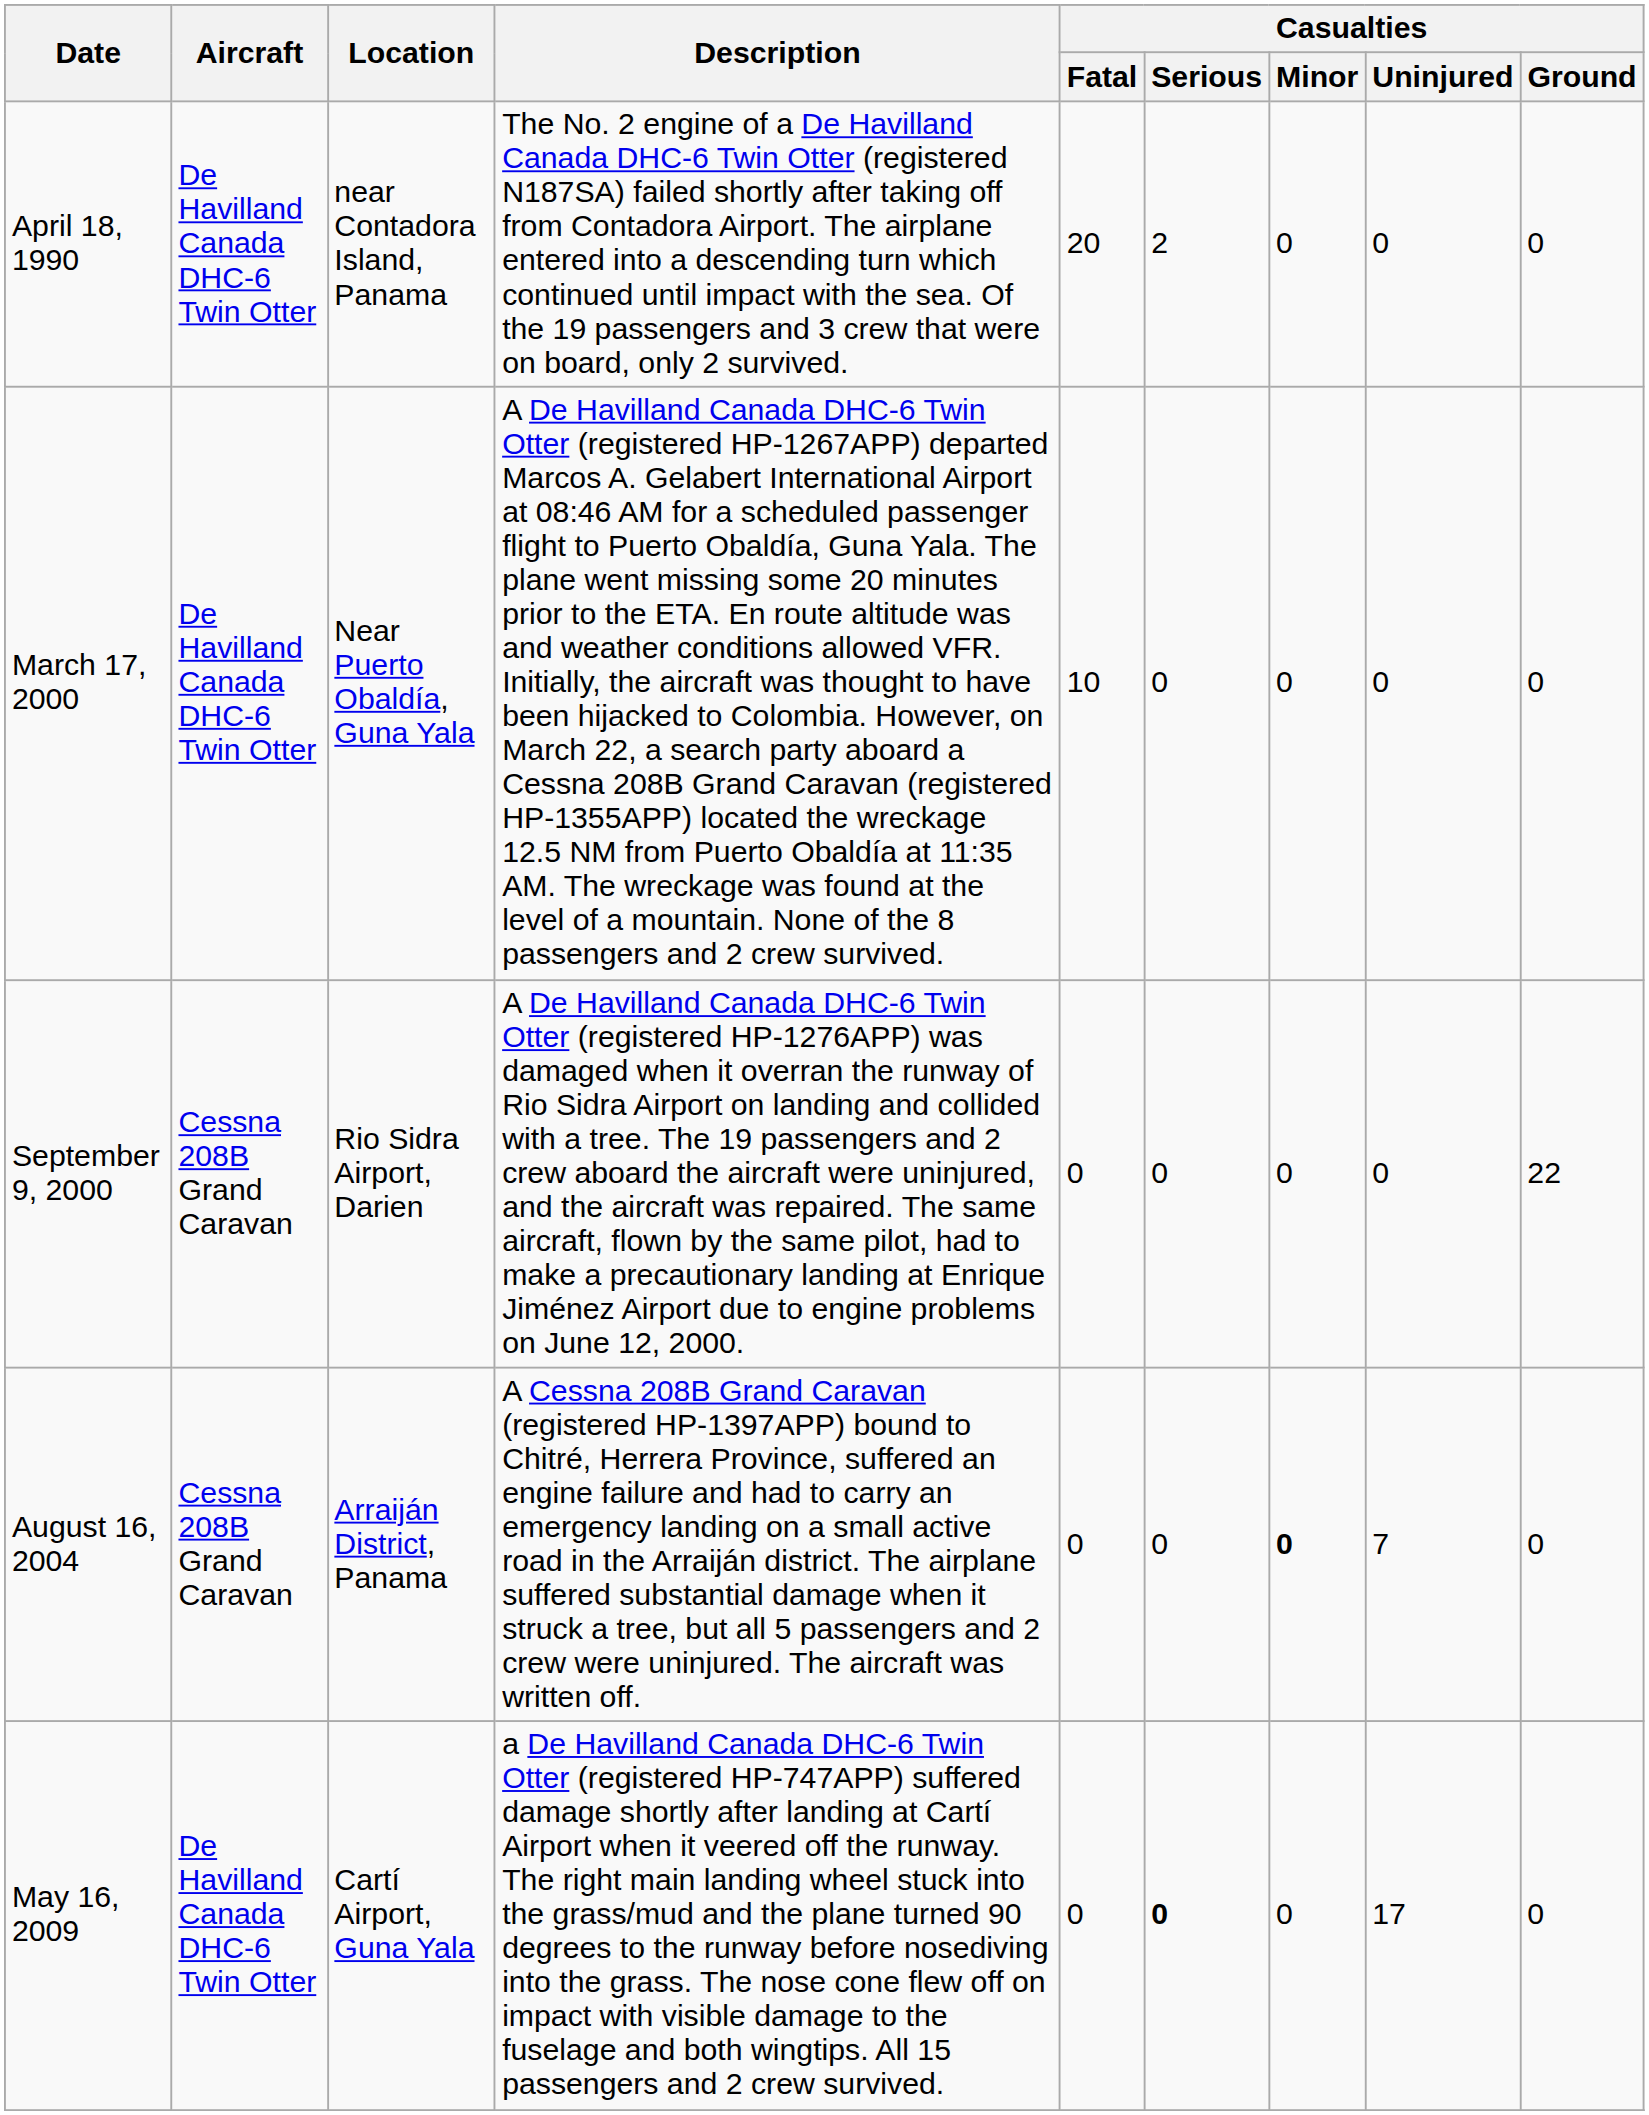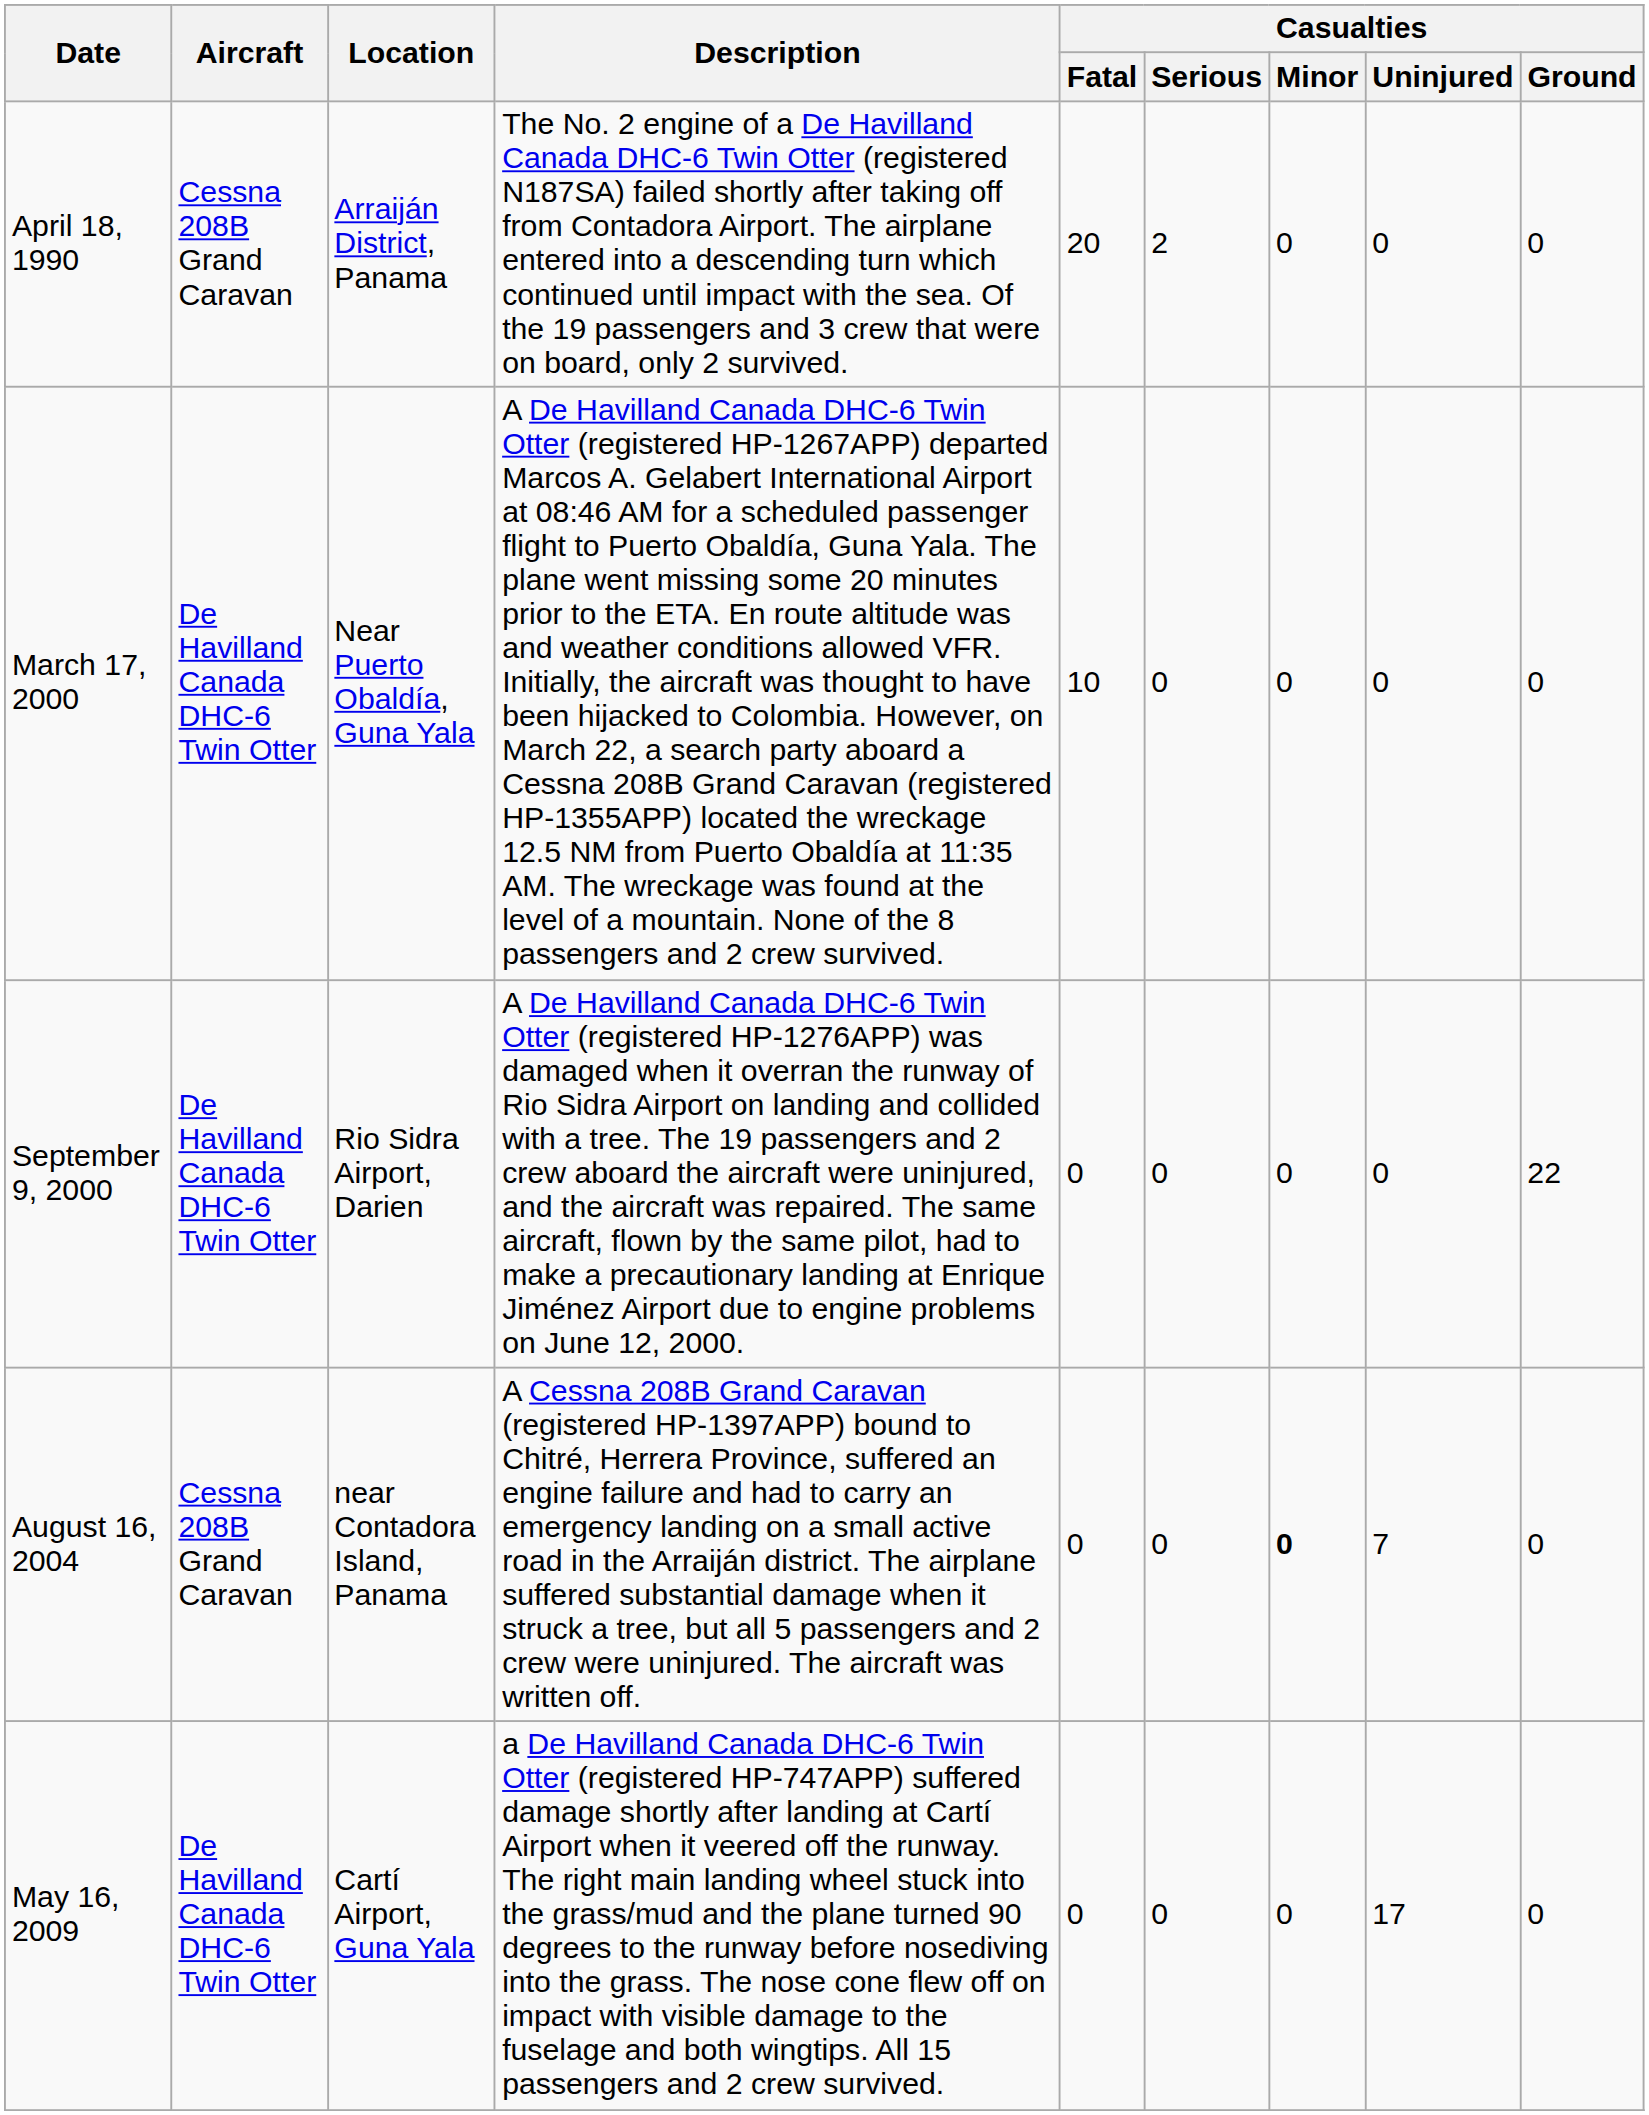(247, 243) De Havilland Canada DHC-6 Twin Otter -> (236, 243) Cessna 208B Grand Caravan
(405, 243) near Contadora Island, Panama -> (391, 243) Arraiján District, Panama
(236, 1172) Cessna 208B Grand Caravan -> (247, 1172) De Havilland Canada DHC-6 Twin Otter
(391, 1544) Arraiján District, Panama -> (405, 1544) near Contadora Island, Panama
(1160, 1915) bold -> (1160, 1915) normal
